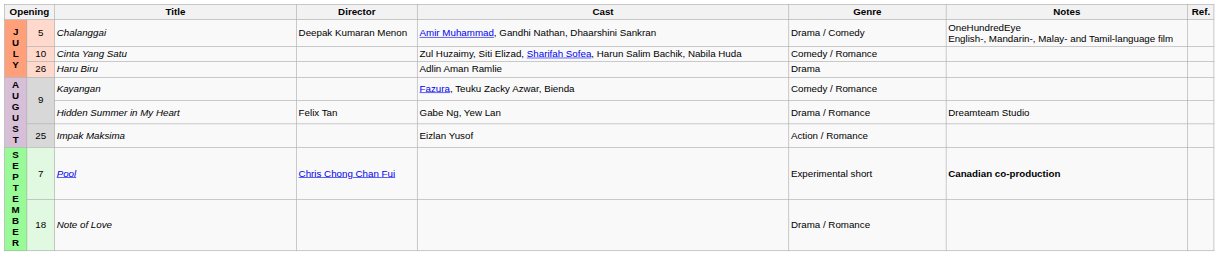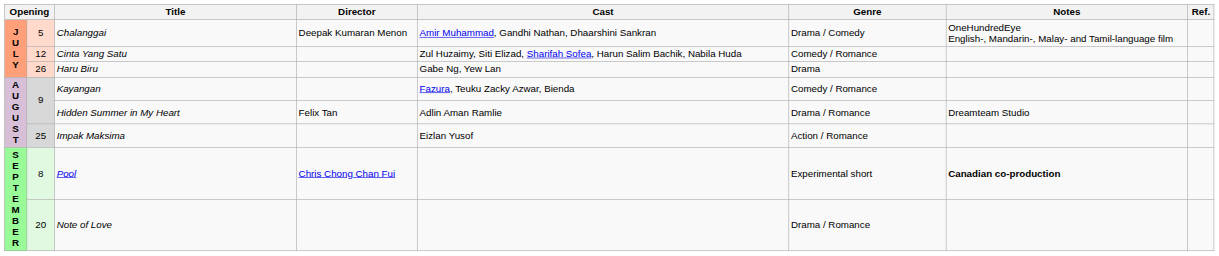(41, 54) 10 -> (41, 54) 12
(461, 69) Adlin Aman Ramlie -> (460, 69) Gabe Ng, Yew Lan
(460, 112) Gabe Ng, Yew Lan -> (461, 112) Adlin Aman Ramlie
(41, 173) 7 -> (41, 173) 8
(41, 225) 18 -> (41, 225) 20
